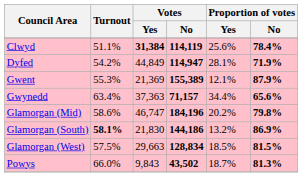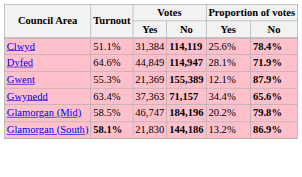(150, 46) bold -> (150, 46) normal
(107, 63) 54.2% -> (107, 63) 64.6%
(107, 113) 58.6% -> (107, 113) 58.5%
- row: (46, 146)
- row: (21, 163)
